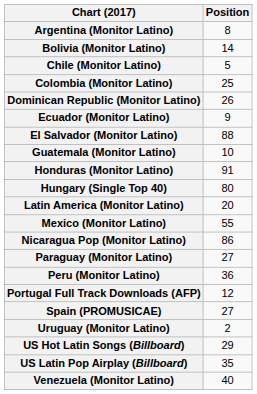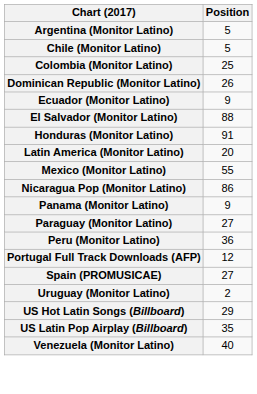(228, 30) 8 -> (228, 30) 5
- row: (104, 48)
- row: (104, 153)
- row: (104, 188)
+ row: (104, 205)
